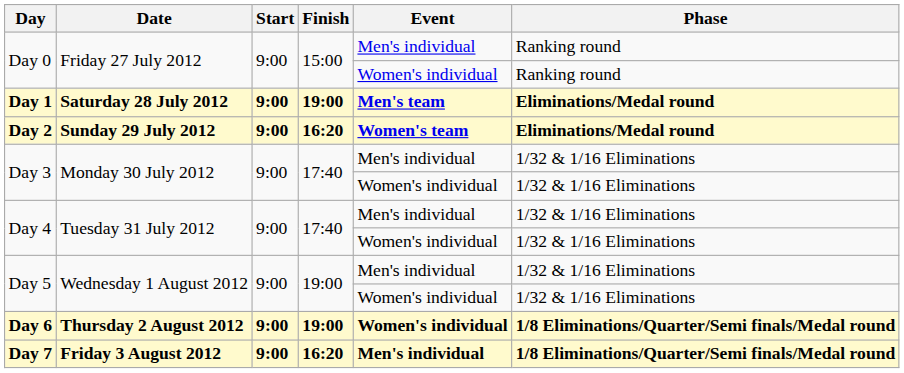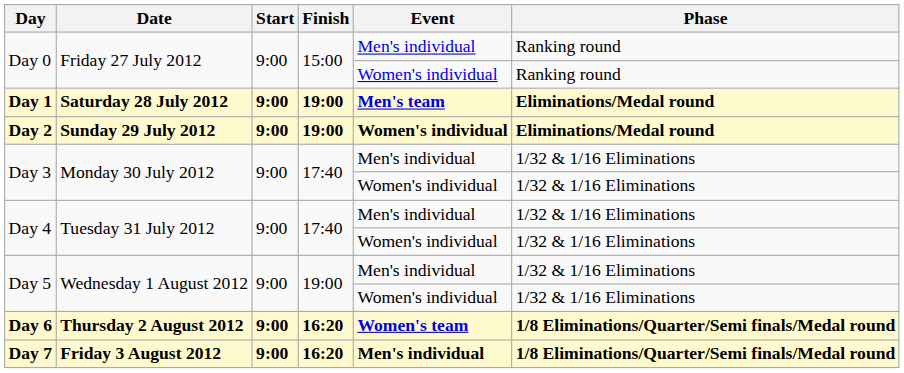(323, 130) 16:20 -> (323, 130) 19:00
(413, 130) Women's team -> (433, 130) Women's individual
(323, 325) 19:00 -> (323, 325) 16:20
(433, 325) Women's individual -> (413, 325) Women's team
